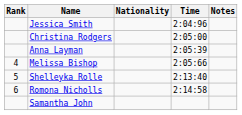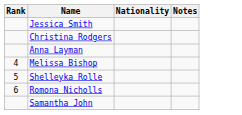- column: (190, 11)
